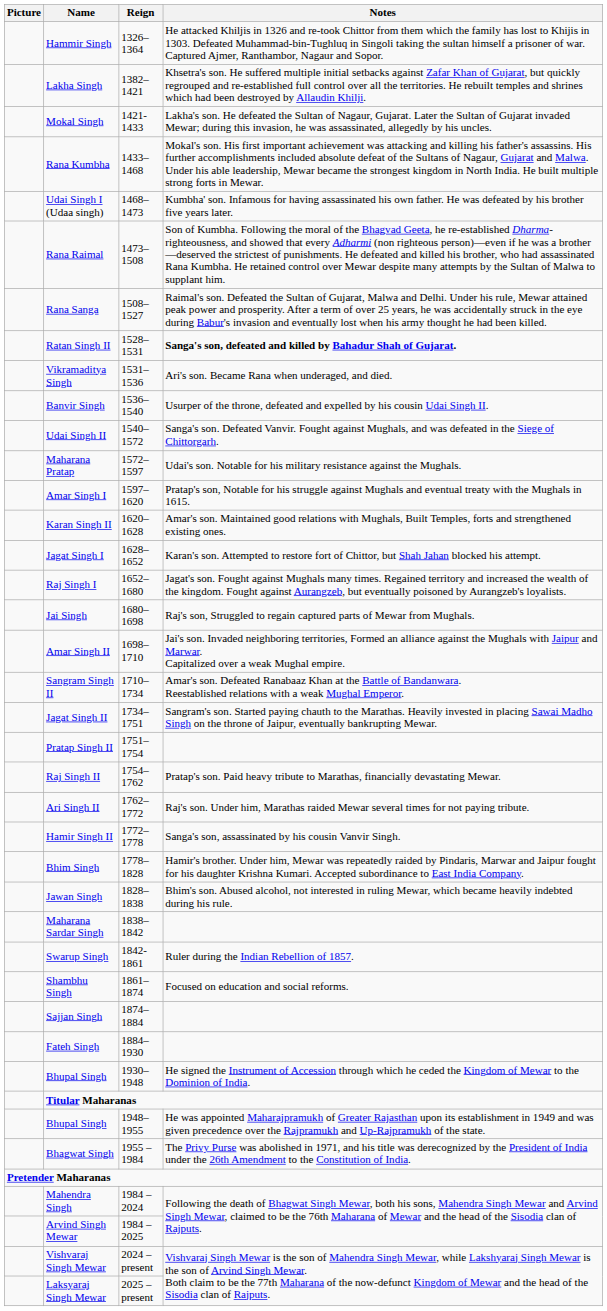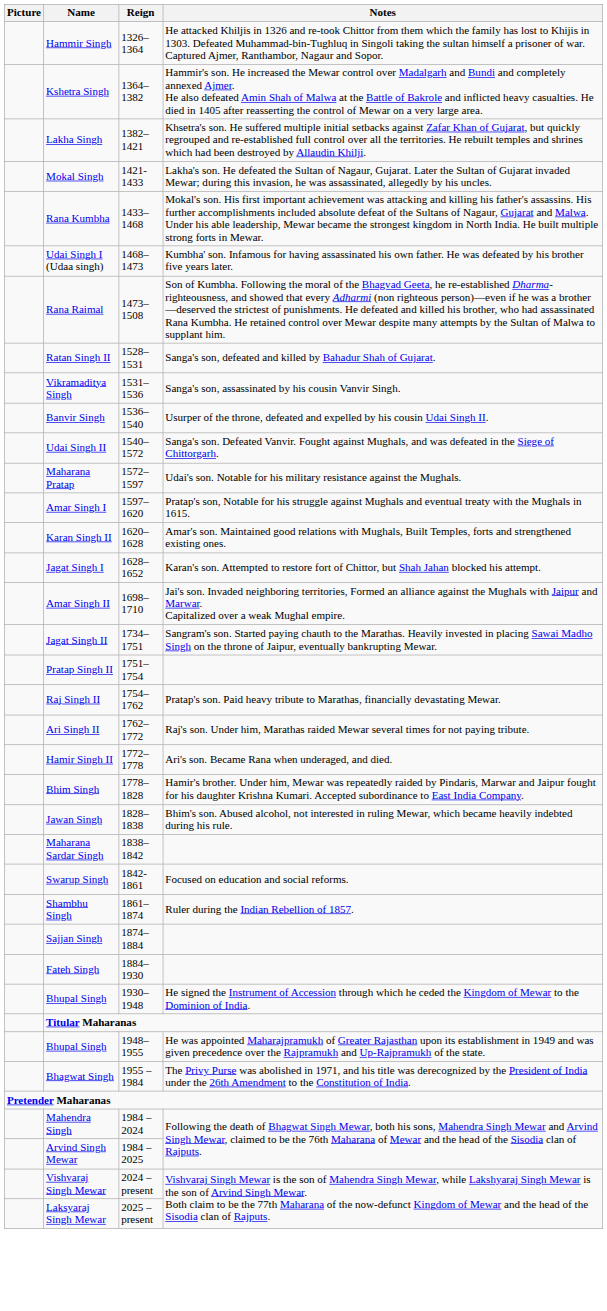+ row: (78, 91)
- row: (72, 309)
(311, 345) bold -> (300, 358) normal
(279, 375) Ari's son. Became Rana when underaged, and died. -> (283, 388) Sanga's son, assassinated by his cousin Vanvir Singh.
- row: (71, 585)
- row: (67, 615)
- row: (80, 687)
(283, 837) Sanga's son, assassinated by his cousin Vanvir Singh. -> (279, 759) Ari's son. Became Rana when underaged, and died.
(260, 956) Ruler during the Indian Rebellion of 1857. -> (257, 879) Focused on education and social reforms.
(257, 986) Focused on education and social reforms. -> (260, 909) Ruler during the Indian Rebellion of 1857.
